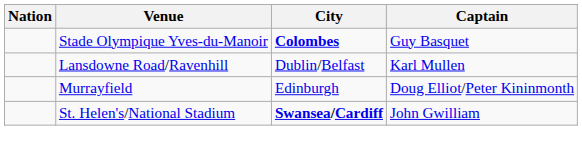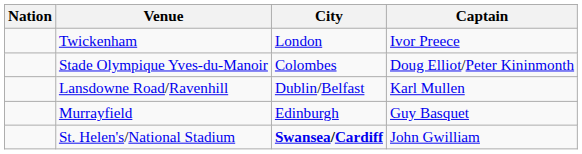+ row: (98, 40)
(307, 40) bold -> (306, 64) normal
(429, 40) Guy Basquet -> (482, 64) Doug Elliot/Peter Kininmonth
(482, 88) Doug Elliot/Peter Kininmonth -> (429, 112) Guy Basquet
